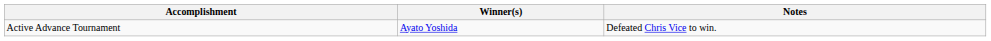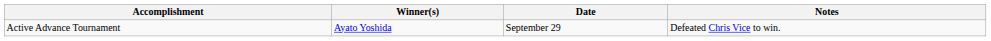+ column: (586, 12)
